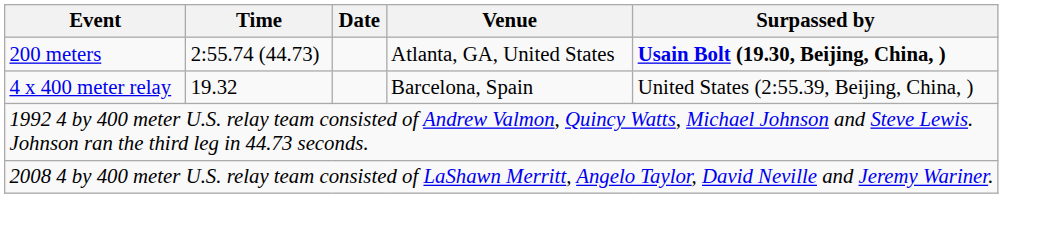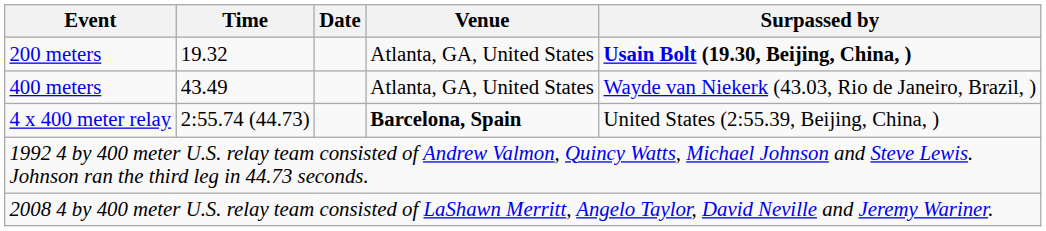(255, 53) 2:55.74 (44.73) -> (204, 53) 19.32
+ row: (55, 86)
(214, 86) 19.32 -> (245, 119) 2:55.74 (44.73)
(462, 86) normal -> (446, 119) bold
